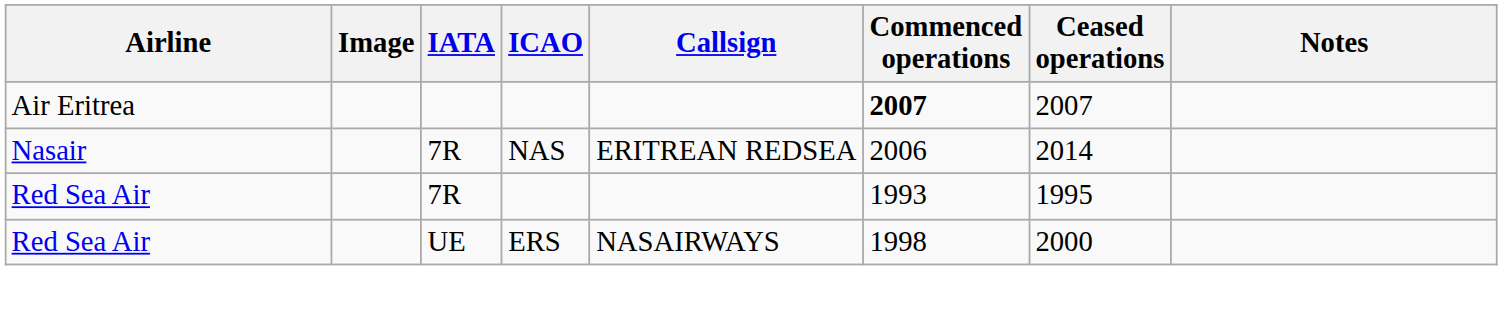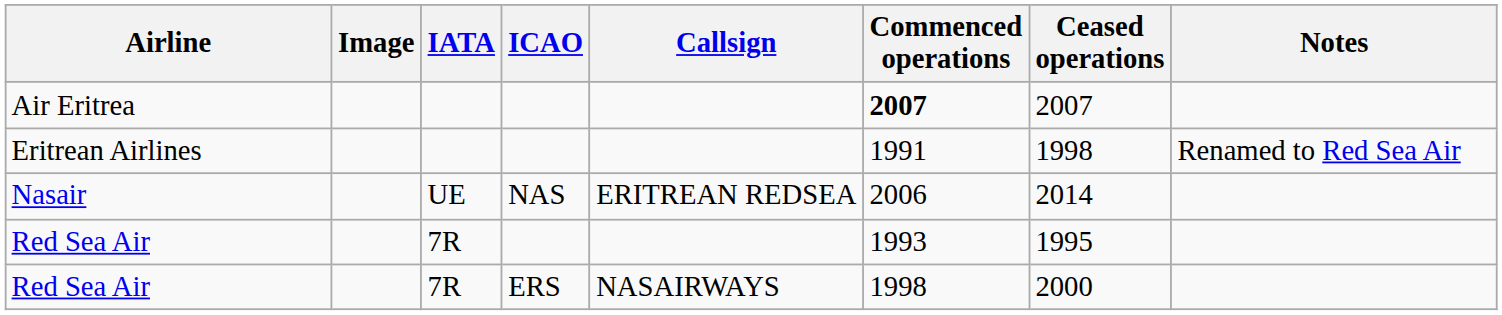+ row: (107, 150)
(444, 150) 7R -> (447, 195) UE
(447, 241) UE -> (444, 286) 7R
